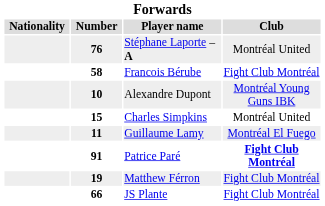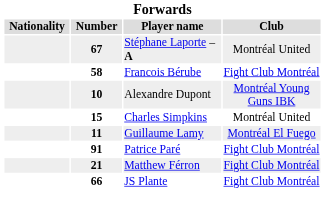(97, 49) 76 -> (97, 49) 67
(272, 156) bold -> (272, 149) normal
(97, 178) 19 -> (97, 165) 21
